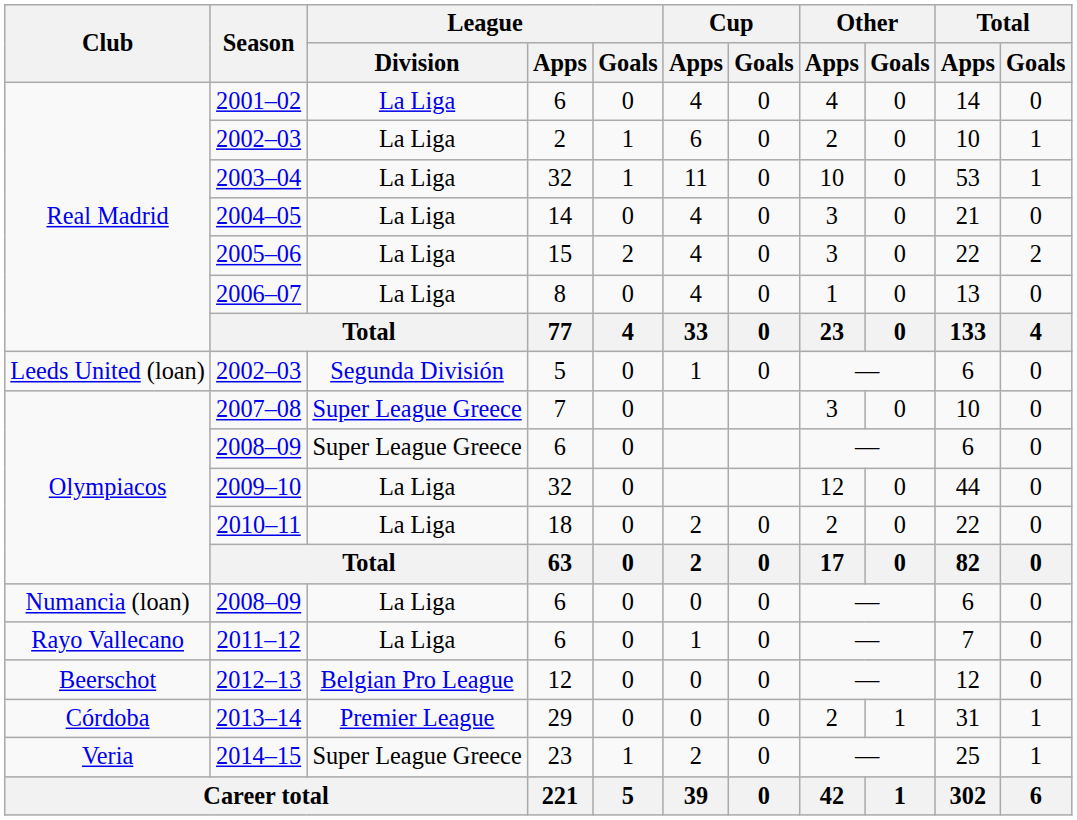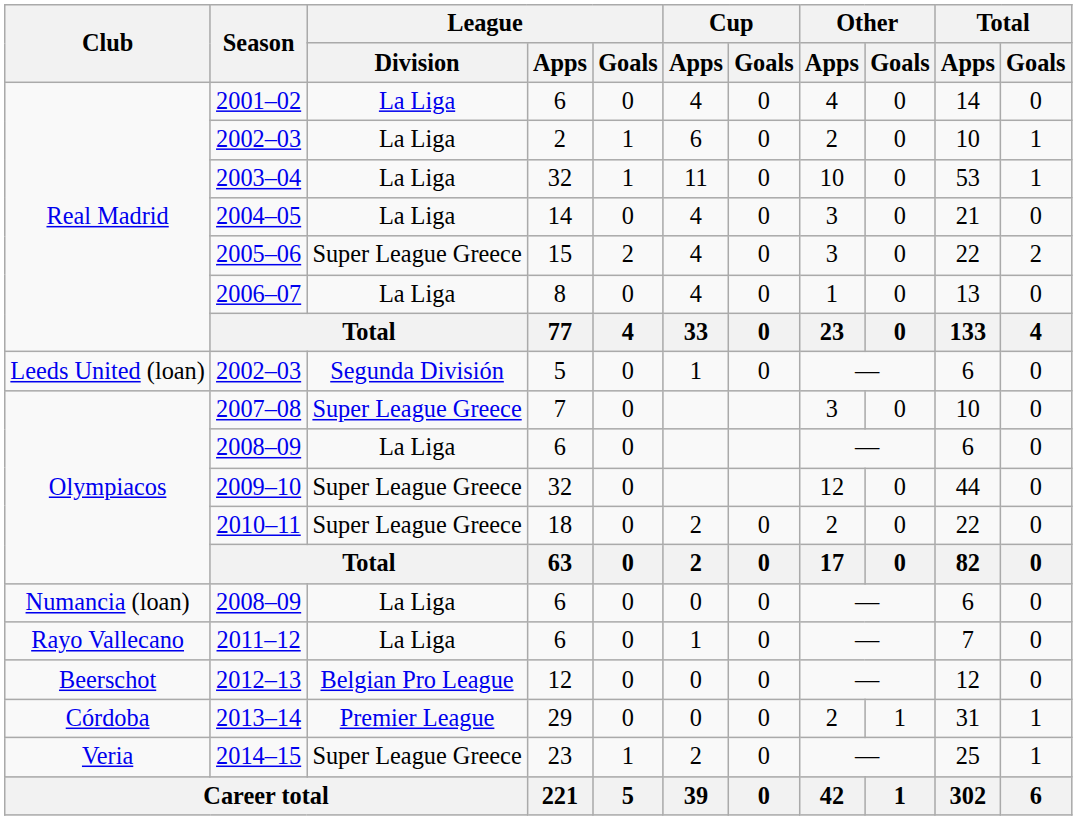(417, 255) La Liga -> (417, 255) Super League Greece
(417, 448) Super League Greece -> (417, 448) La Liga
(417, 486) La Liga -> (417, 486) Super League Greece
(417, 525) La Liga -> (417, 525) Super League Greece
